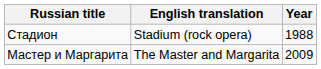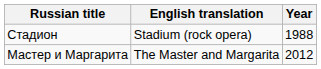(299, 54) 2009 -> (299, 54) 2012
